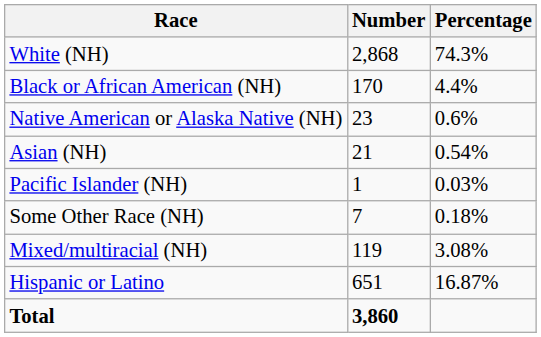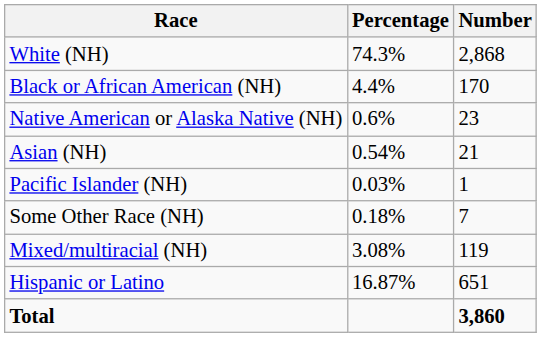columns swapped: (389, 20) <-> (483, 20)
